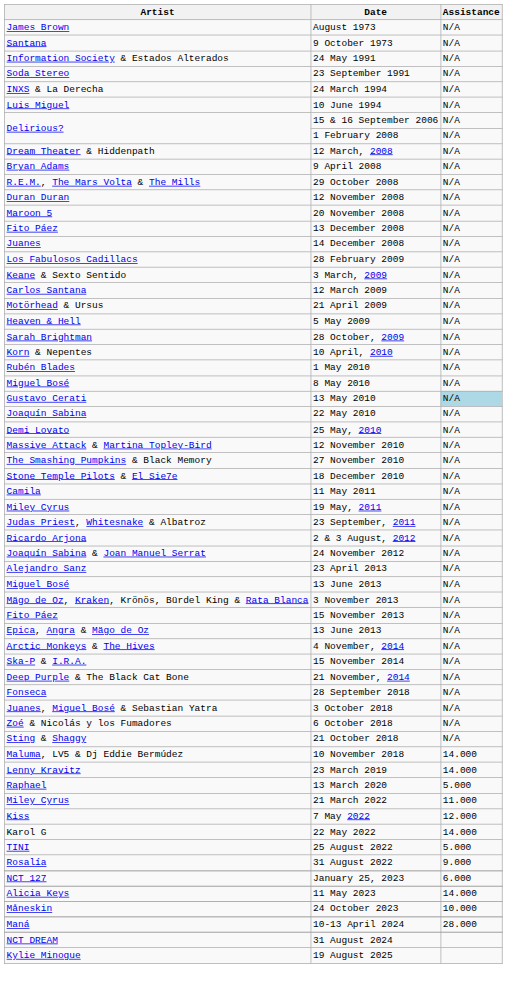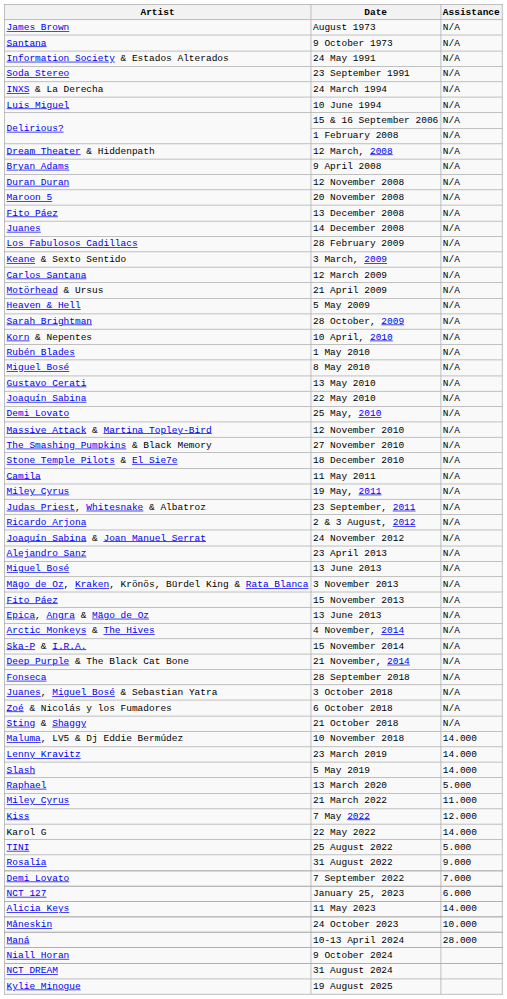- row: (103, 182)
(451, 399) lightblue background -> (451, 383) no background
+ row: (21, 770)
+ row: (38, 878)
+ row: (38, 956)
